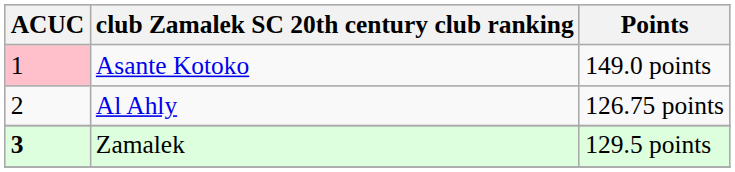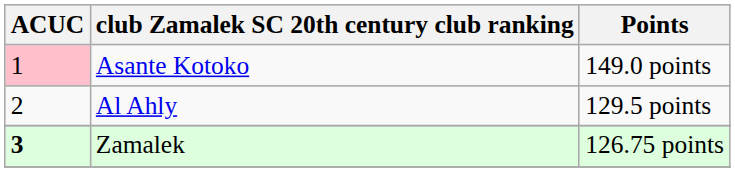(655, 105) 126.75 points -> (648, 105) 129.5 points
(648, 145) 129.5 points -> (655, 145) 126.75 points
